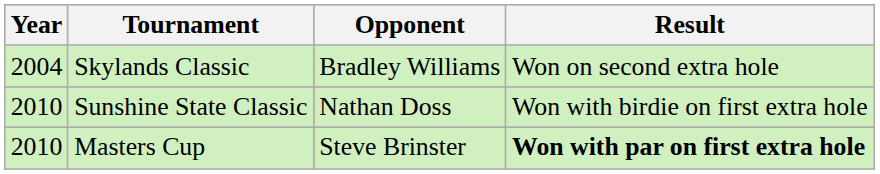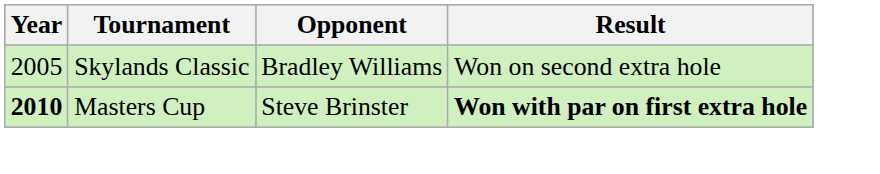(37, 65) 2004 -> (37, 65) 2005
- row: (191, 106)
(37, 147) normal -> (37, 106) bold
